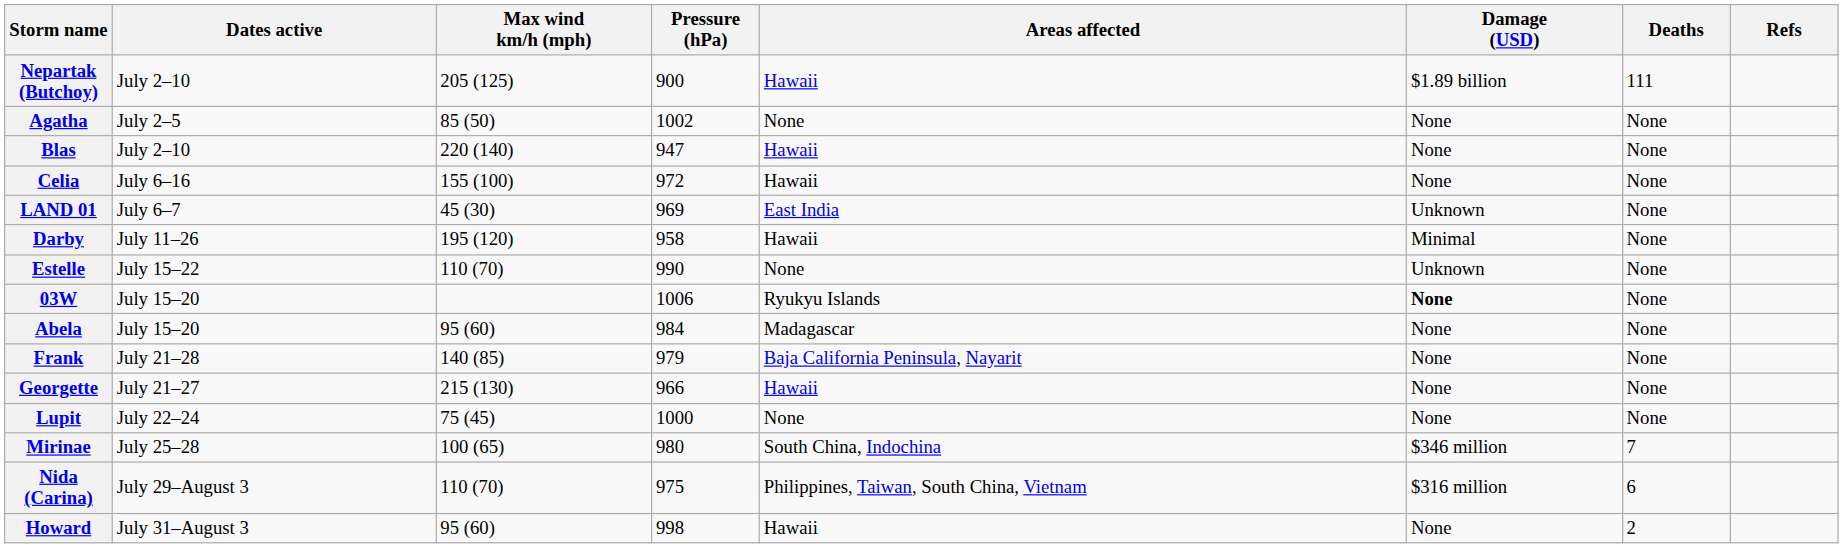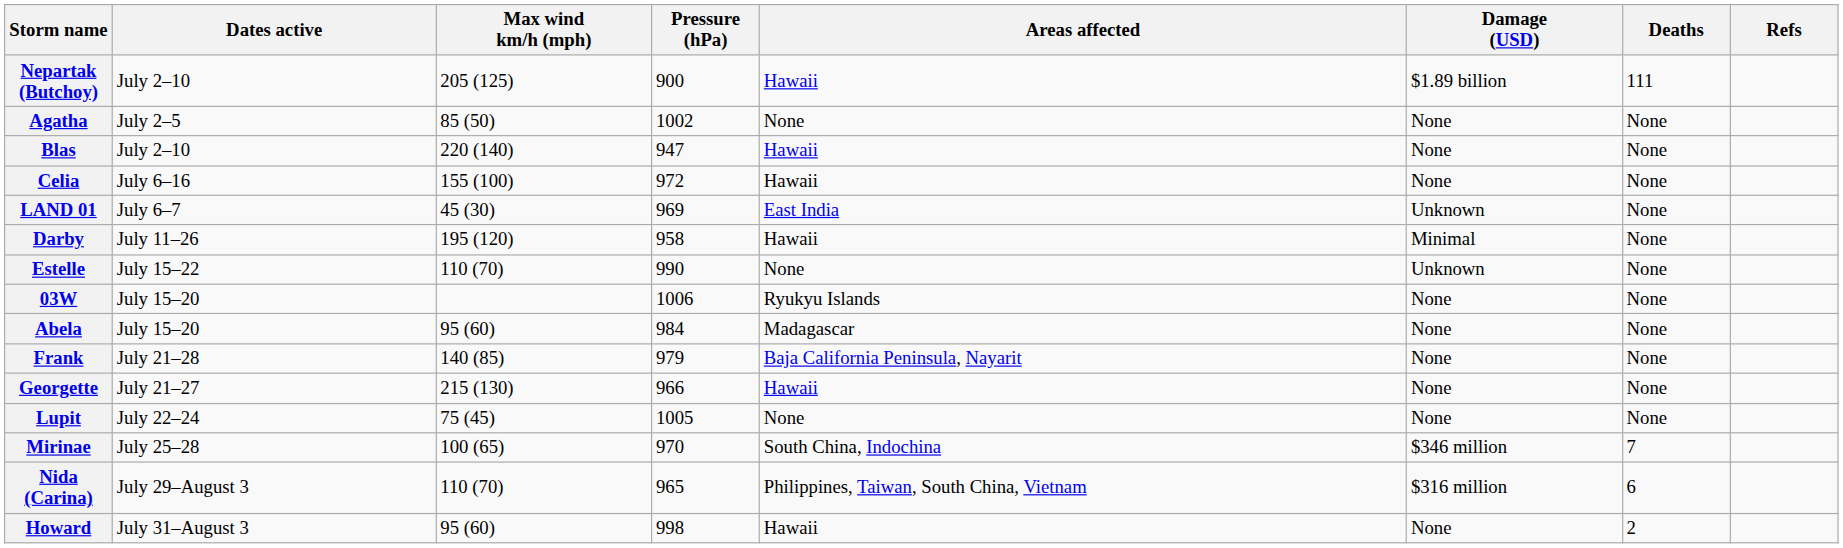(1432, 298) bold -> (1431, 298) normal
(675, 417) 1000 -> (675, 417) 1005
(670, 447) 980 -> (670, 447) 970
(670, 487) 975 -> (670, 487) 965
